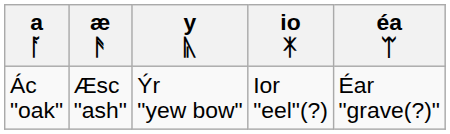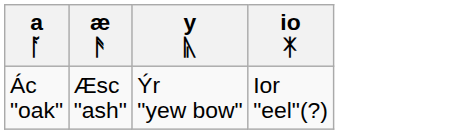- column: (389, 35)
